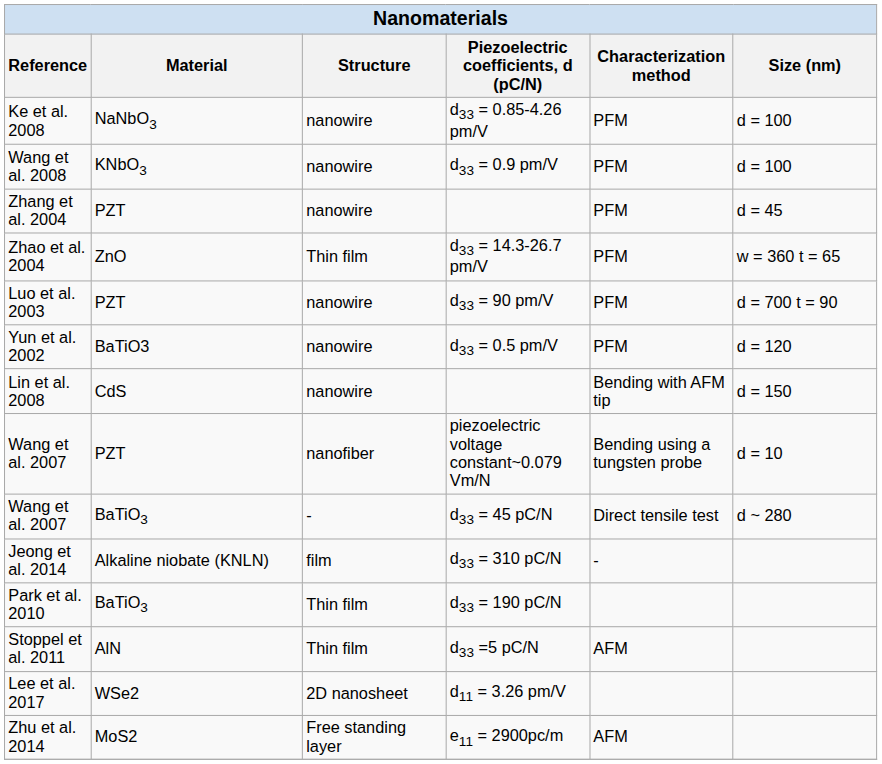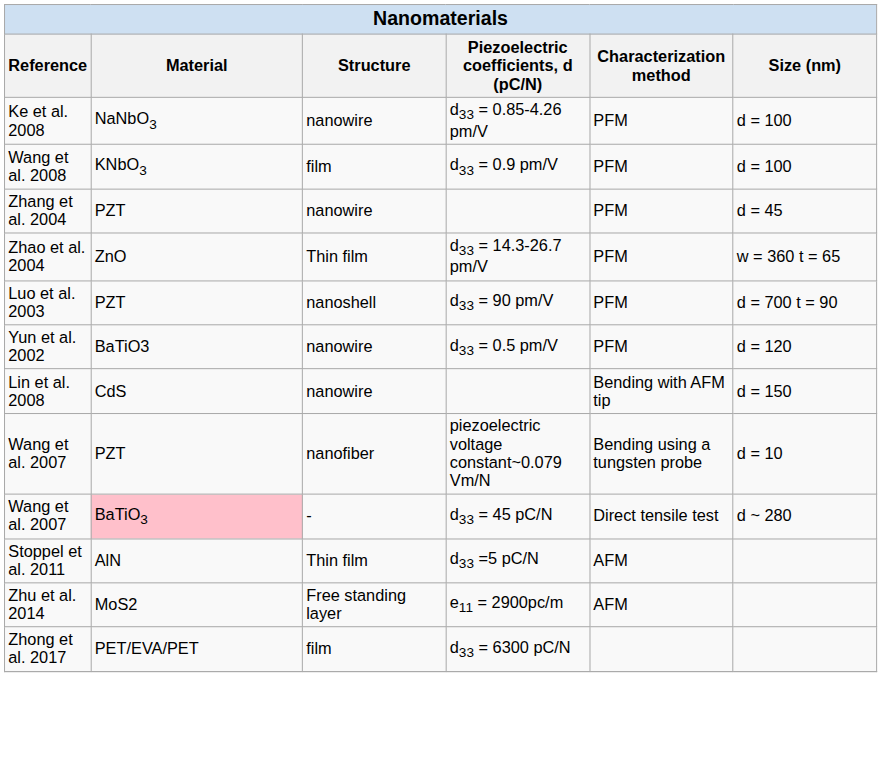(339, 166) nanowire -> (319, 166) film
(339, 302) nanowire -> (341, 302) nanoshell
(121, 516) no background -> (121, 516) pink background
- row: (40, 560)
- row: (45, 604)
- row: (42, 693)
+ row: (40, 649)
